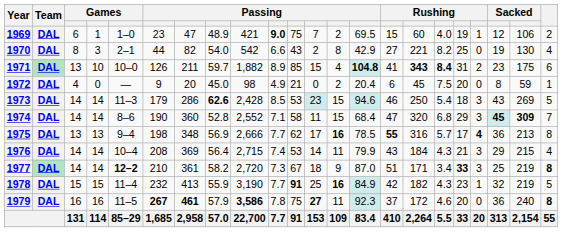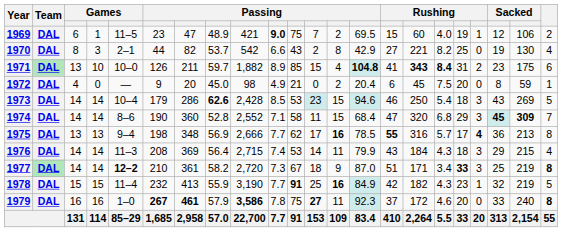(126, 34) 1–0 -> (126, 34) 11–5
(218, 51) 54.0 -> (218, 51) 53.7
(126, 101) 11–3 -> (126, 101) 10–4
(126, 151) 10–4 -> (126, 151) 11–3
(462, 151) 21 -> (462, 151) 18
(126, 201) 11–5 -> (126, 201) 1–0
(498, 201) 36 -> (498, 201) 33
